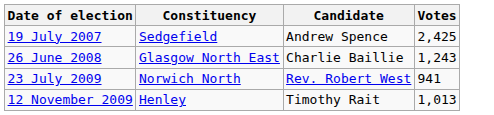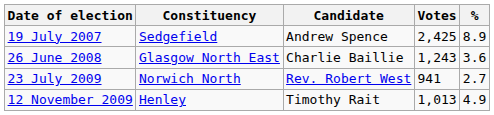+ column: (475, 15)
